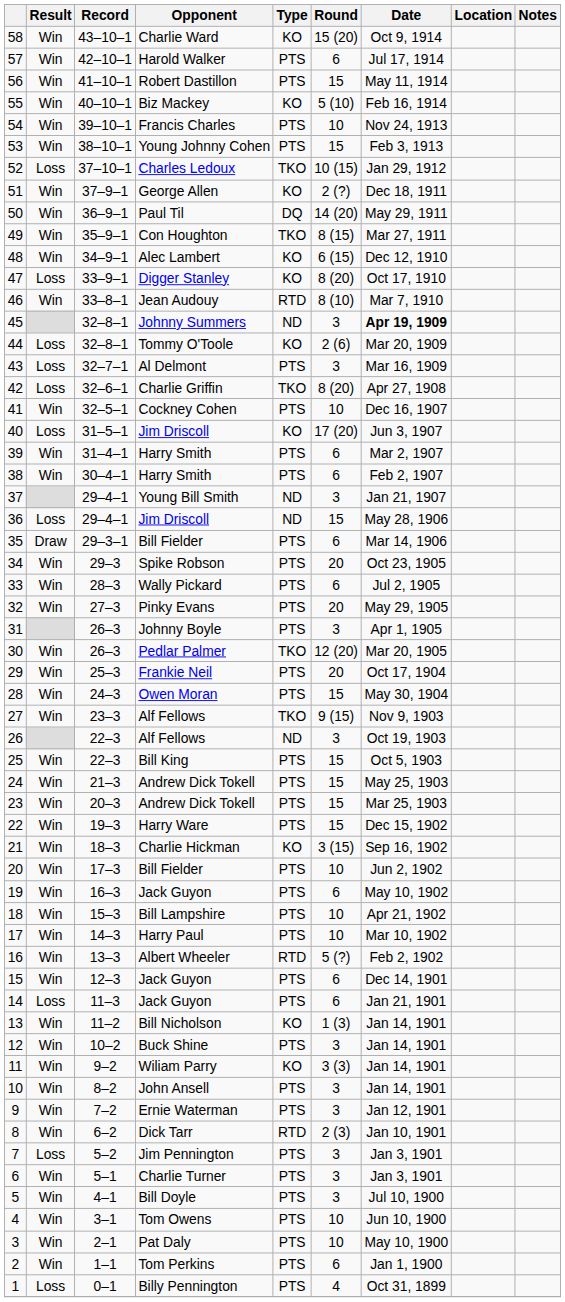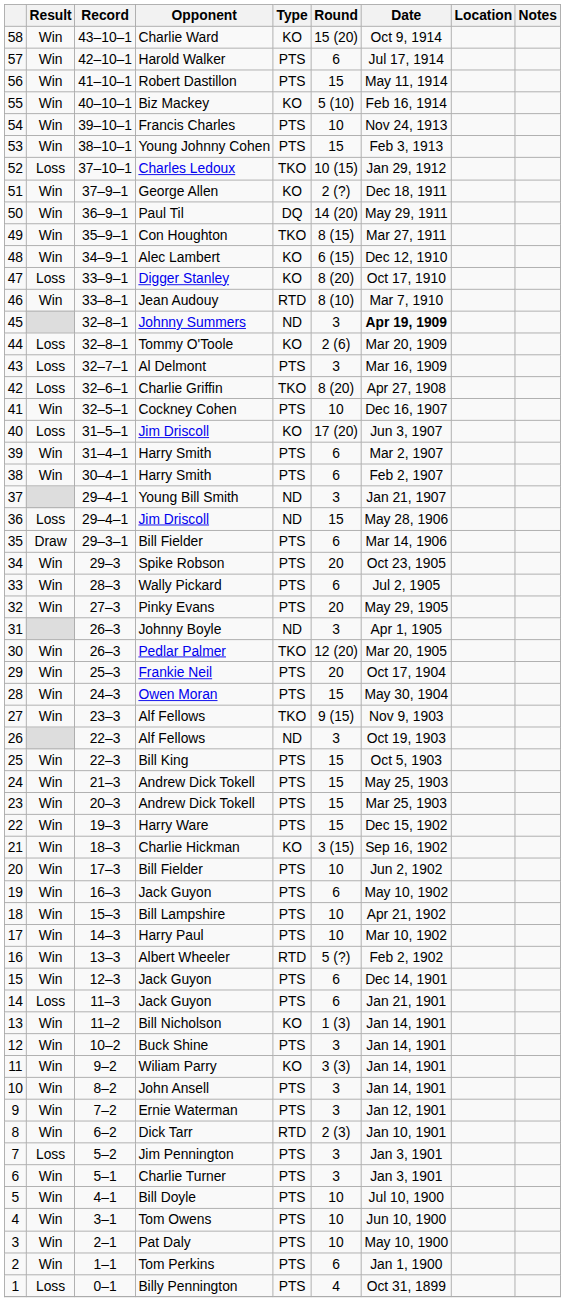(292, 629) PTS -> (292, 629) ND
(336, 1198) 3 -> (336, 1198) 10
